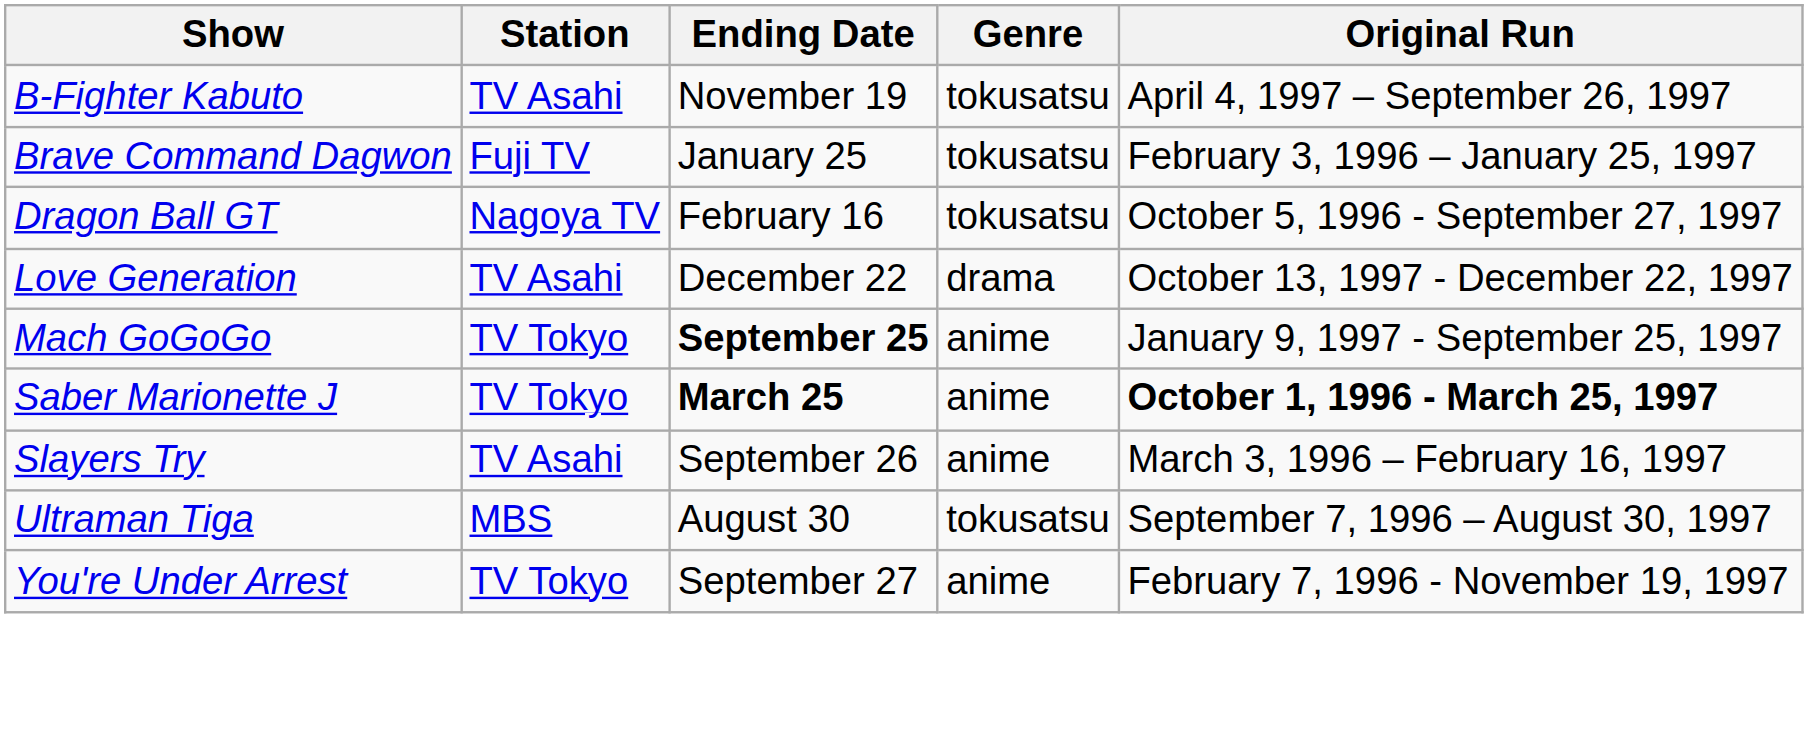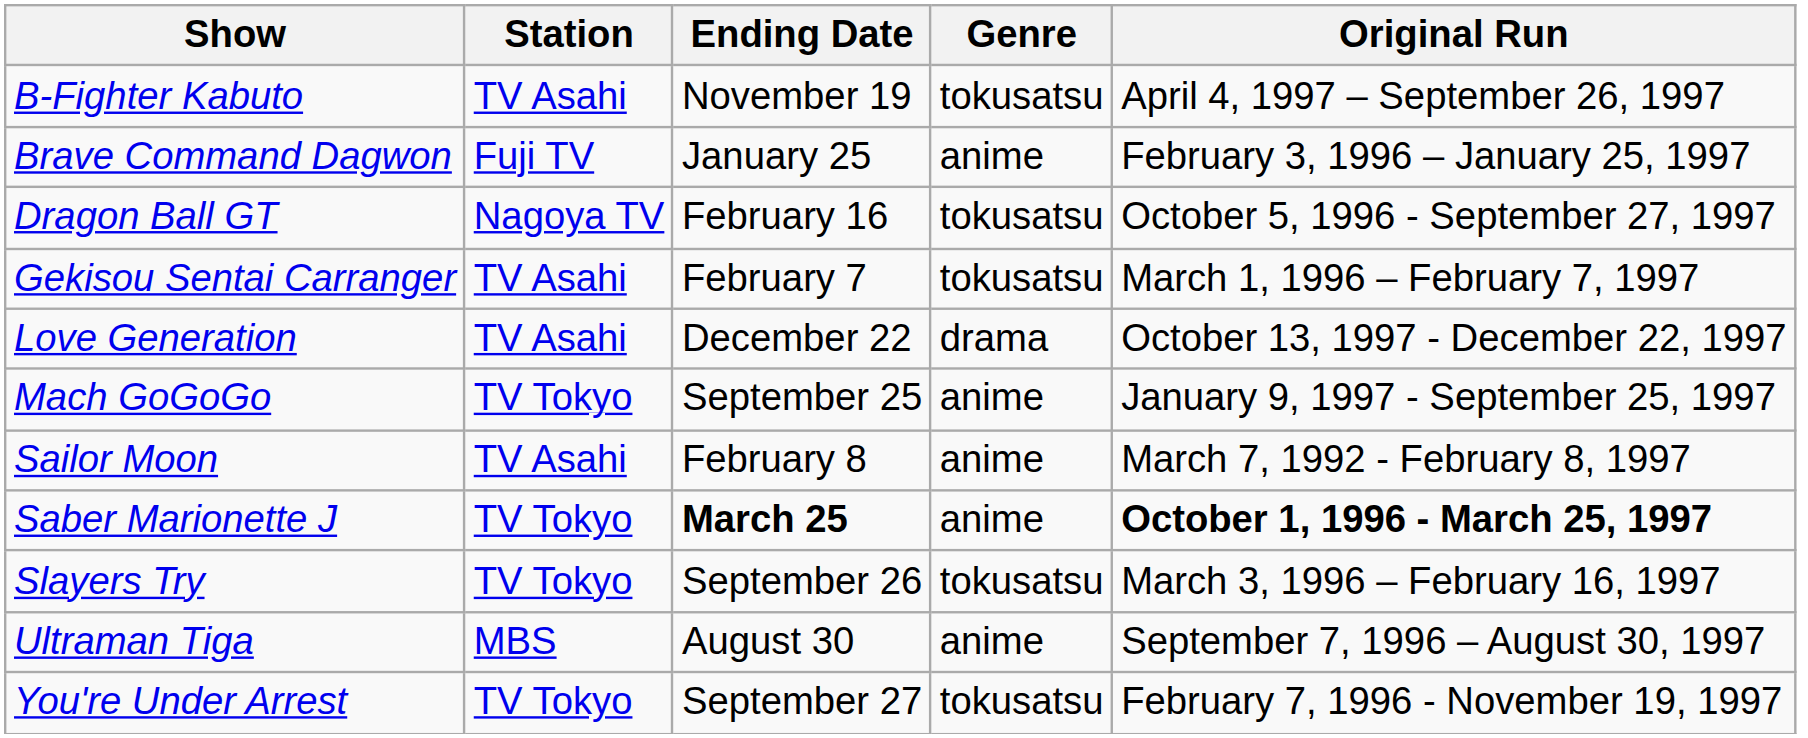(1028, 156) tokusatsu -> (992, 156) anime
+ row: (235, 277)
(803, 338) bold -> (802, 398) normal
+ row: (116, 459)
(546, 459) TV Asahi -> (553, 580) TV Tokyo
(998, 459) anime -> (1022, 580) tokusatsu
(1028, 519) tokusatsu -> (992, 641) anime
(998, 580) anime -> (1022, 701) tokusatsu
